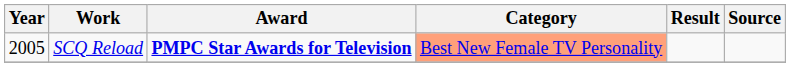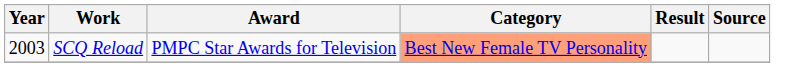(27, 47) 2005 -> (27, 47) 2003
(282, 47) bold -> (274, 47) normal
